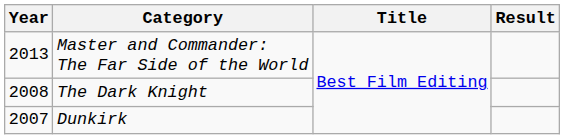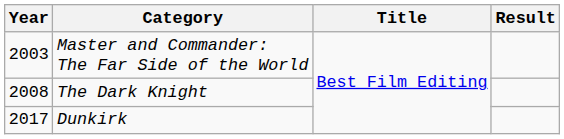(29, 55) 2013 -> (29, 55) 2003
(29, 120) 2007 -> (29, 120) 2017
